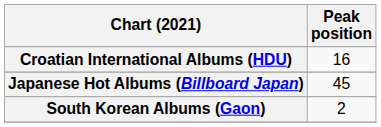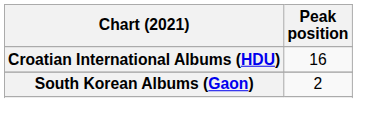- row: (156, 84)
